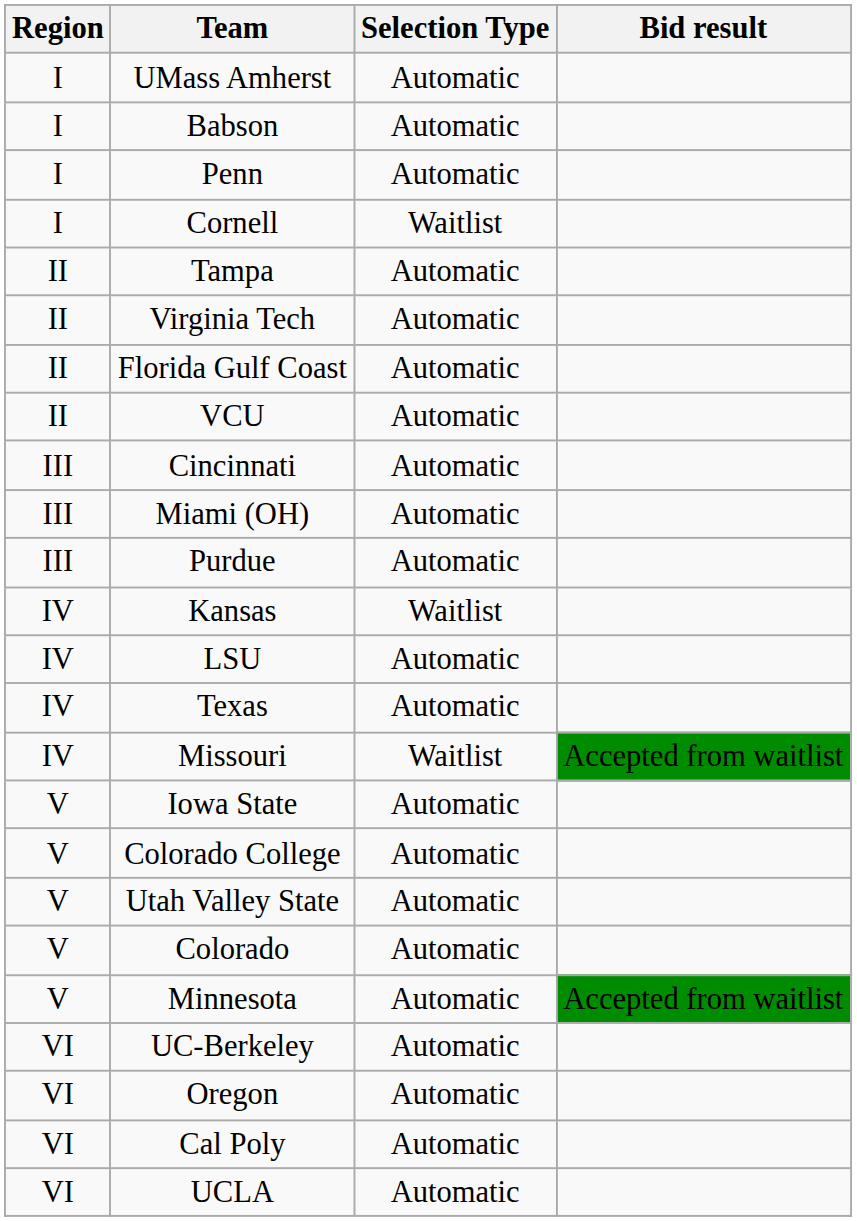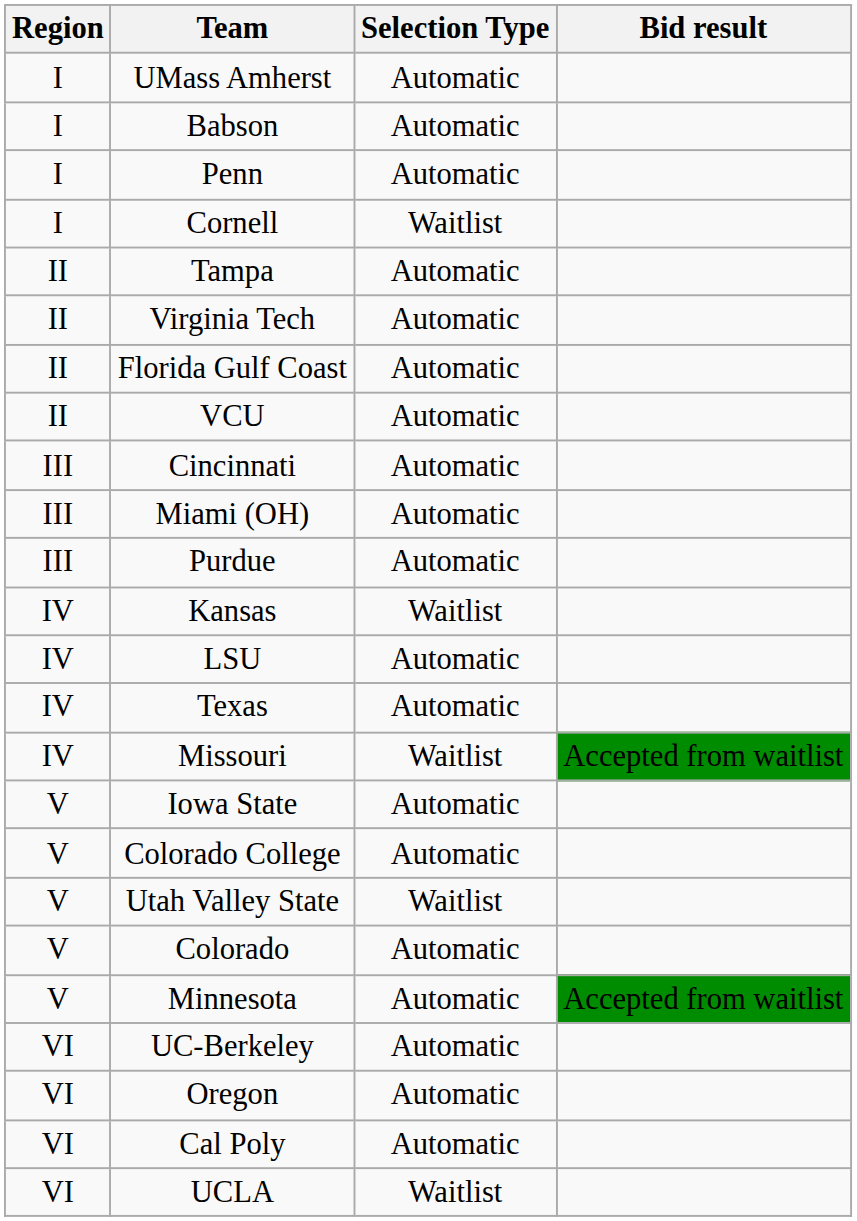(455, 901) Automatic -> (455, 901) Waitlist
(455, 1191) Automatic -> (455, 1191) Waitlist
